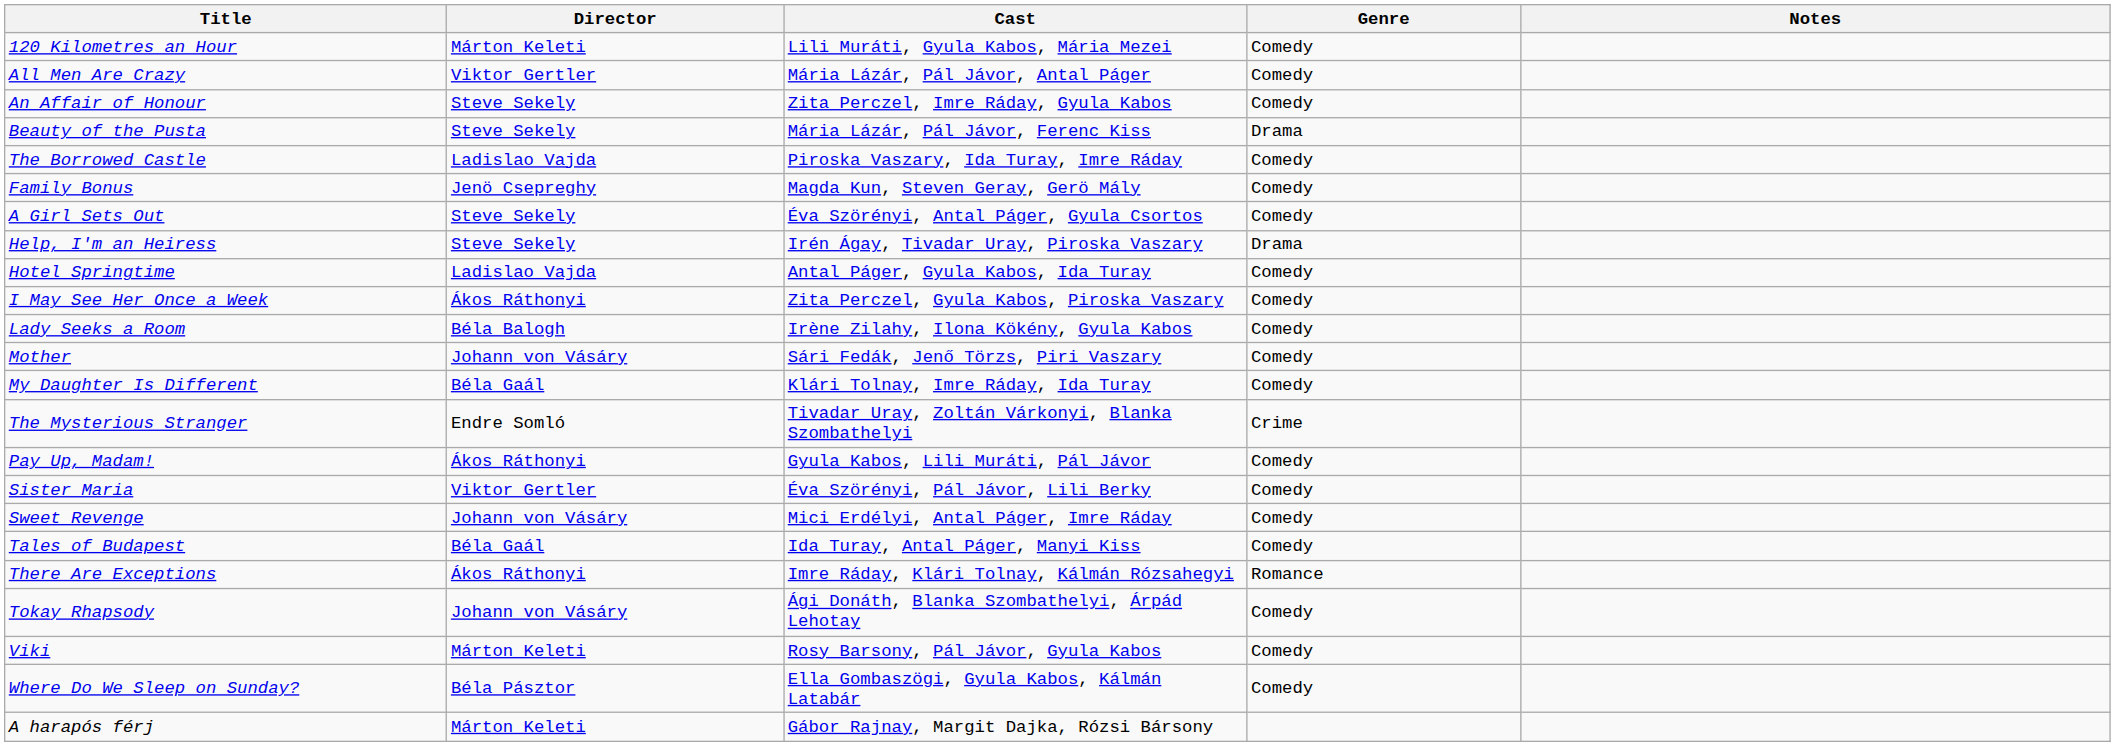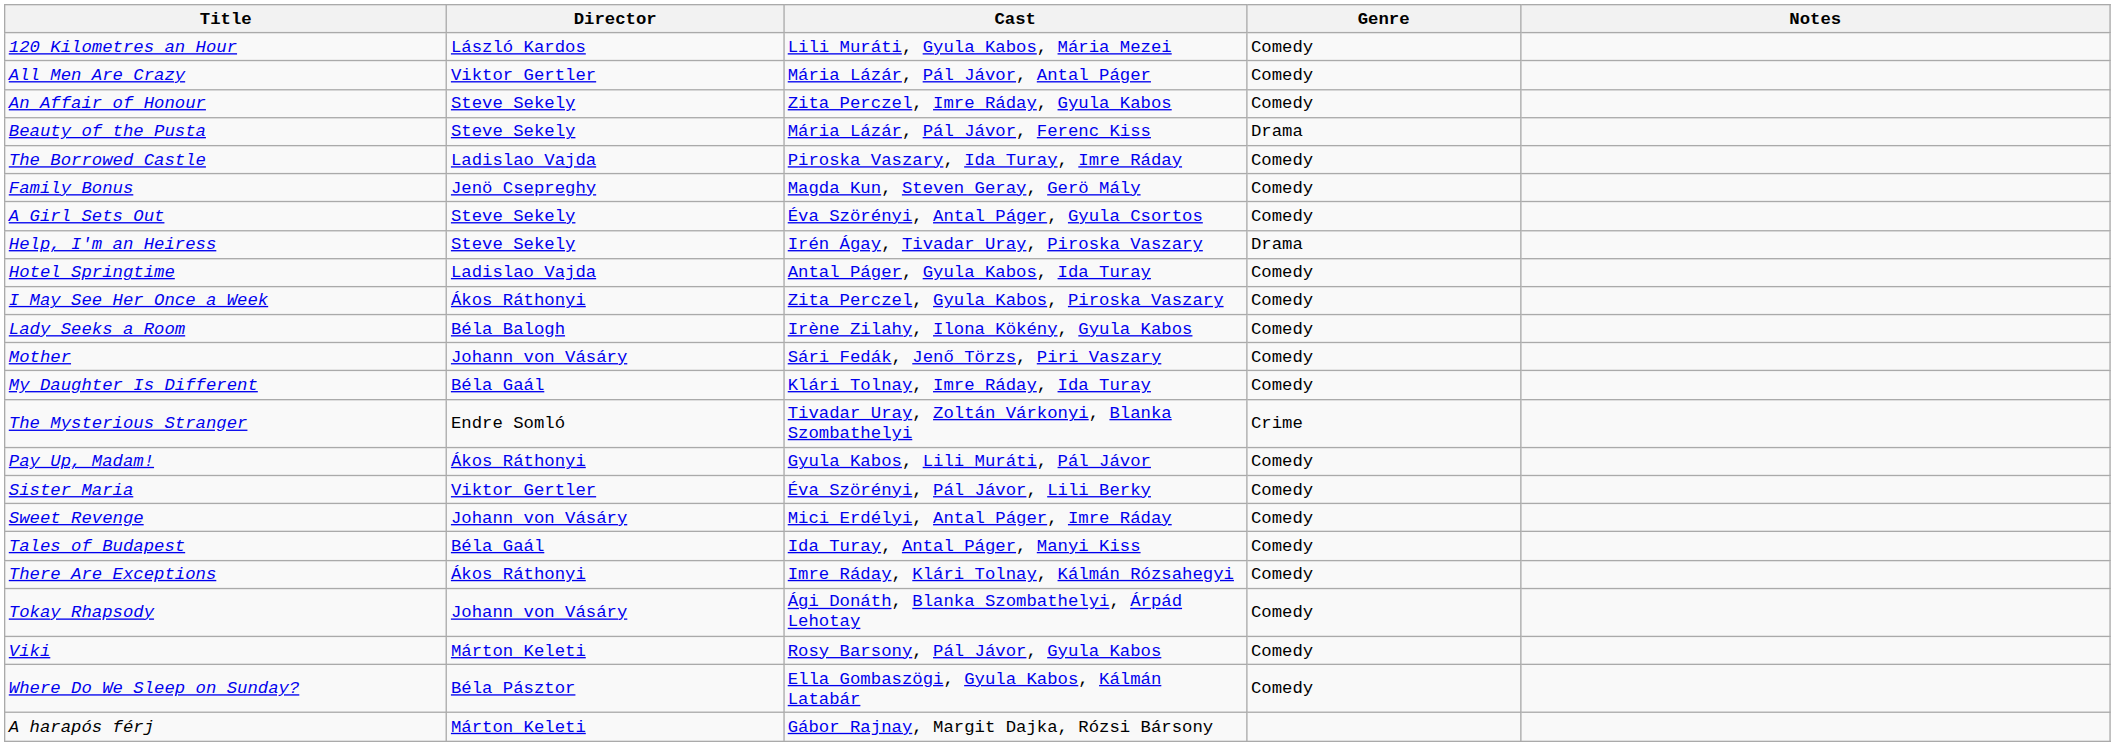(518, 47) Márton Keleti -> (518, 47) László Kardos
(1287, 574) Romance -> (1282, 574) Comedy
